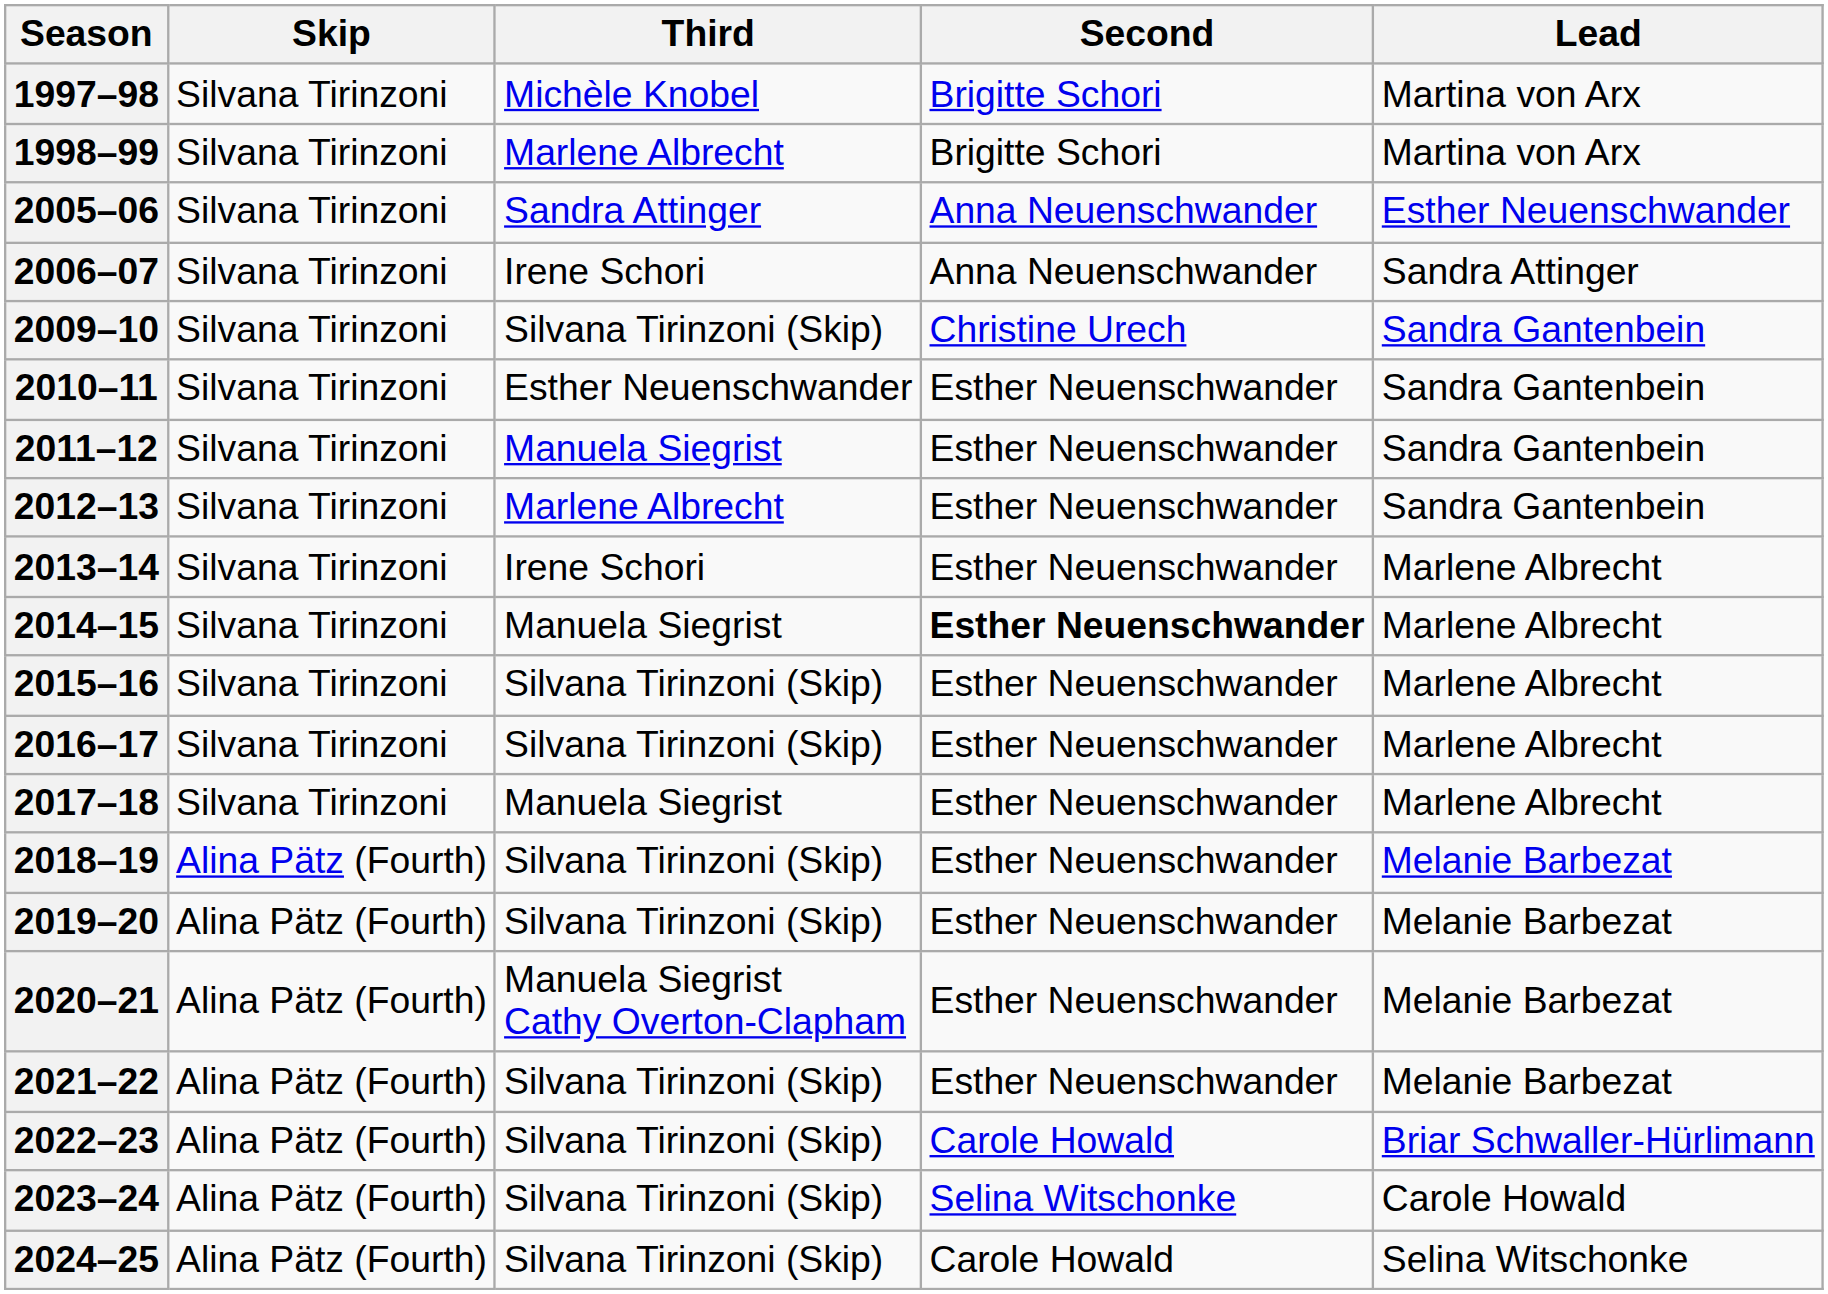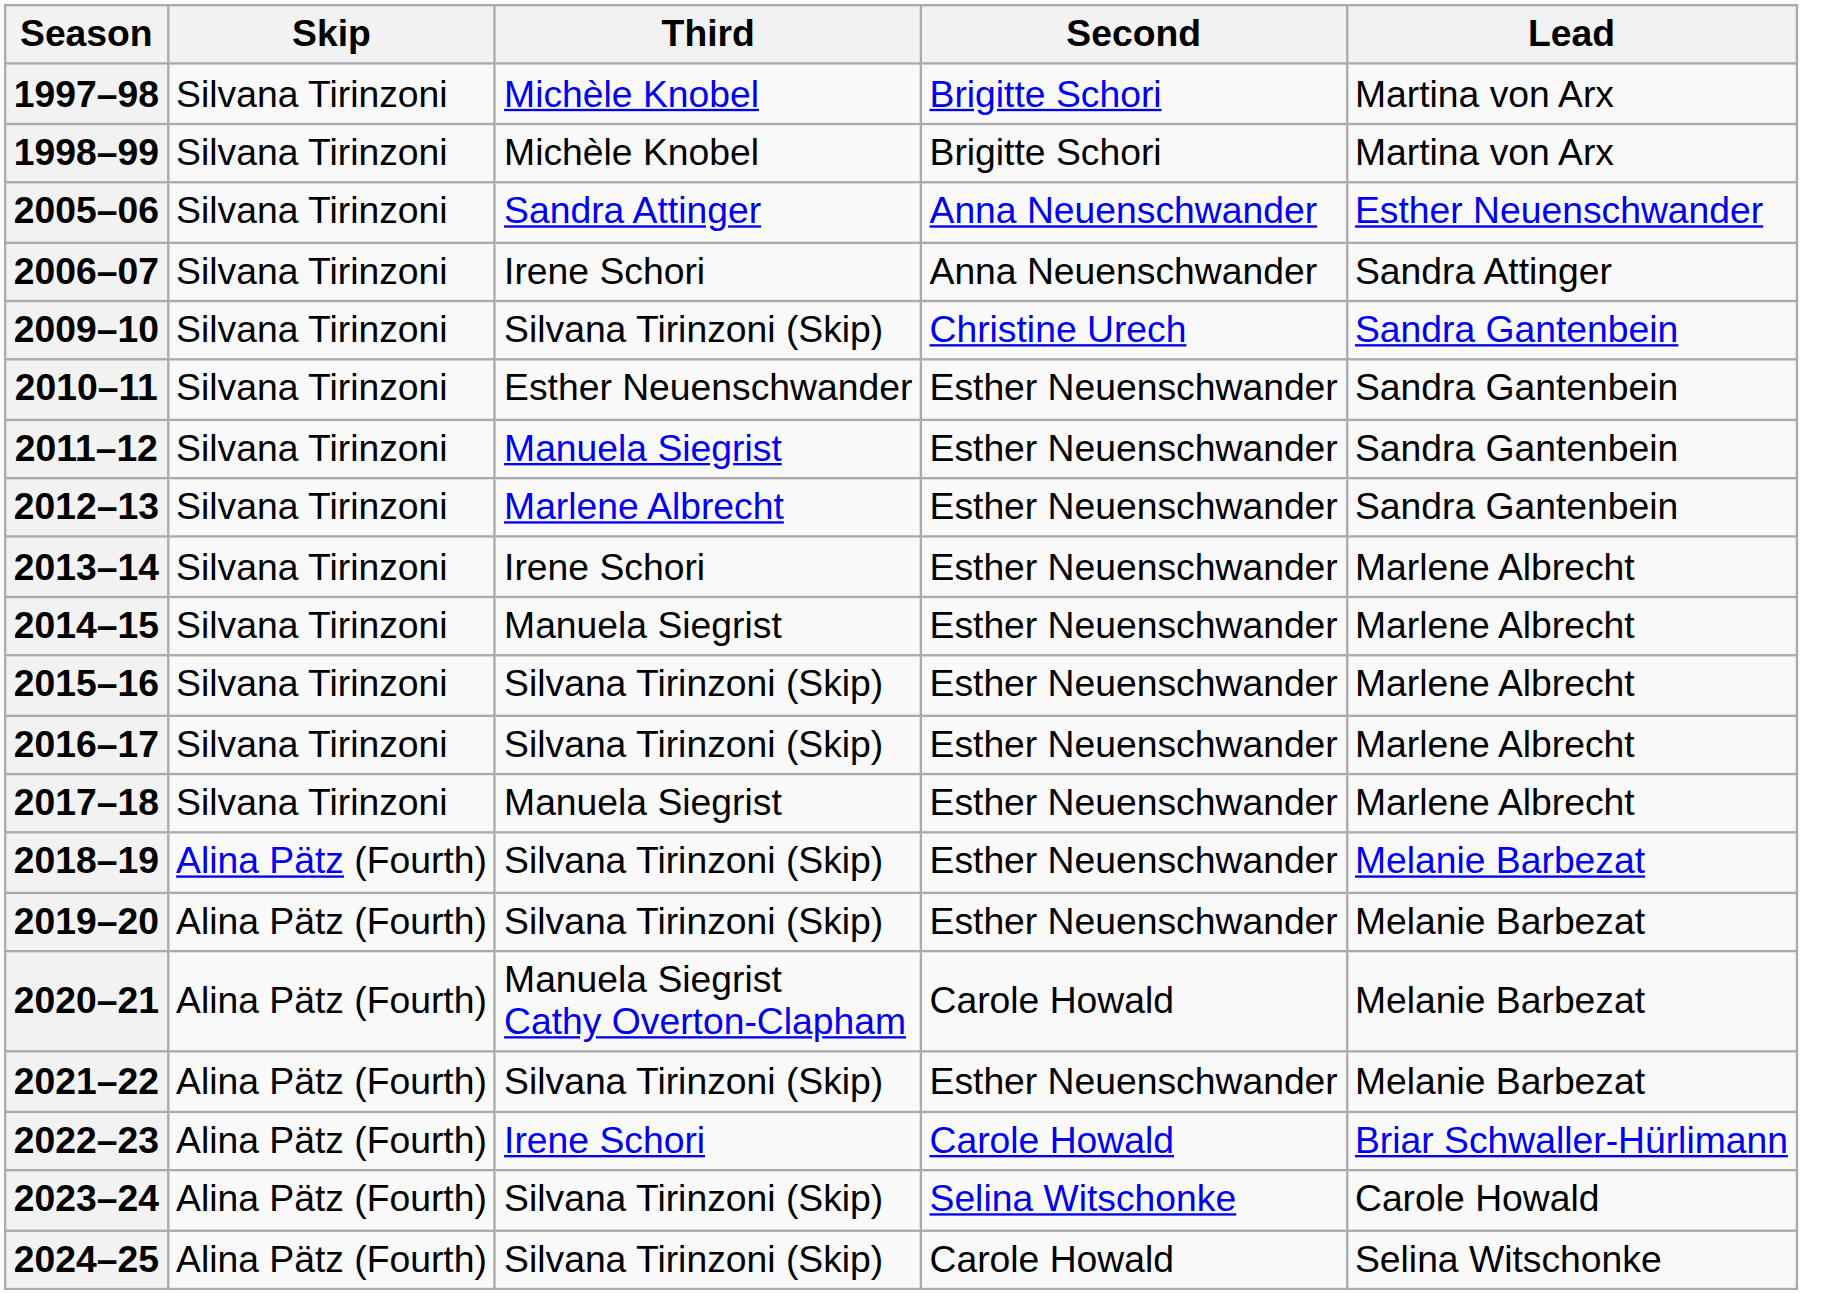(644, 152) Marlene Albrecht -> (632, 152) Michèle Knobel
(1147, 625) bold -> (1134, 625) normal
(1134, 1001) Esther Neuenschwander -> (1052, 1001) Carole Howald
(694, 1140) Silvana Tirinzoni (Skip) -> (605, 1140) Irene Schori
